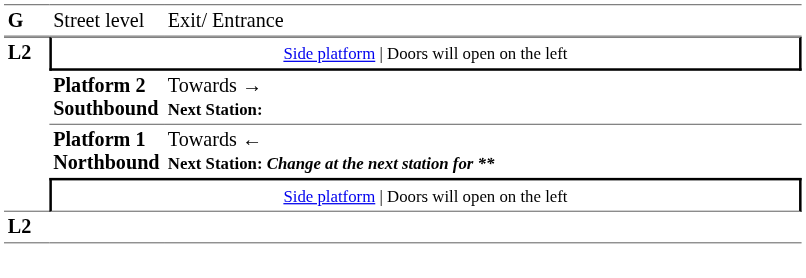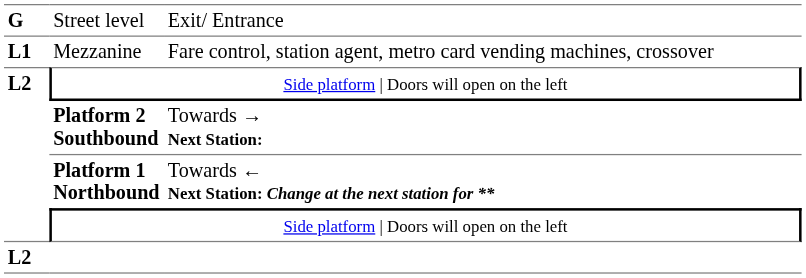+ row: (97, 51)
